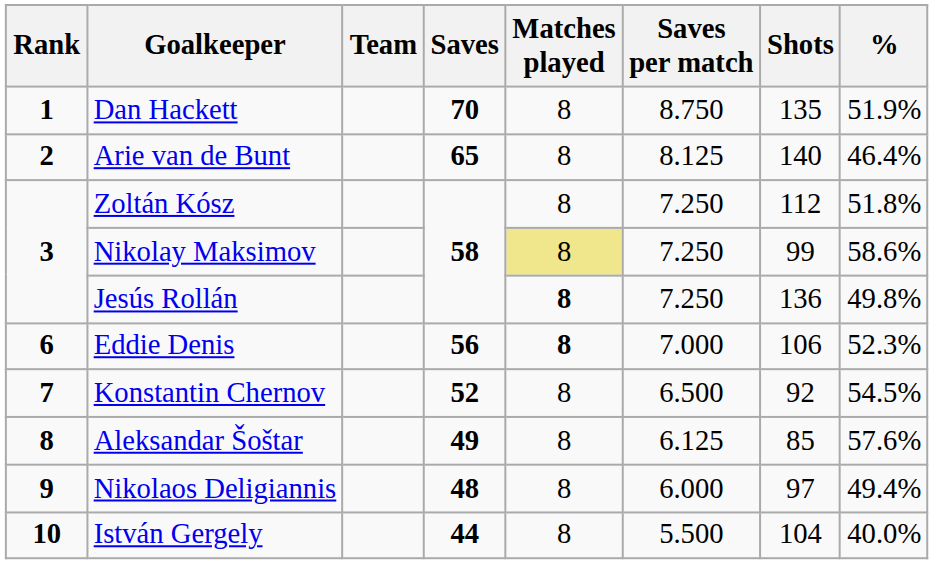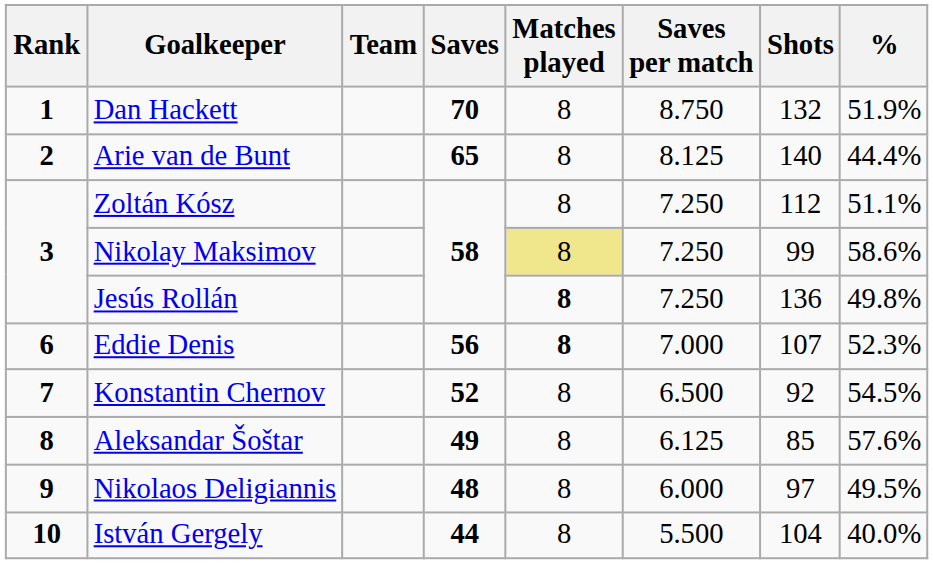(800, 109) 135 -> (800, 109) 132
(884, 156) 46.4% -> (884, 156) 44.4%
(884, 204) 51.8% -> (884, 204) 51.1%
(800, 345) 106 -> (800, 345) 107
(884, 487) 49.4% -> (884, 487) 49.5%
